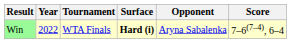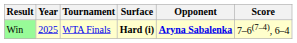(48, 29) 2022 -> (48, 29) 2025
(193, 29) normal -> (196, 29) bold
